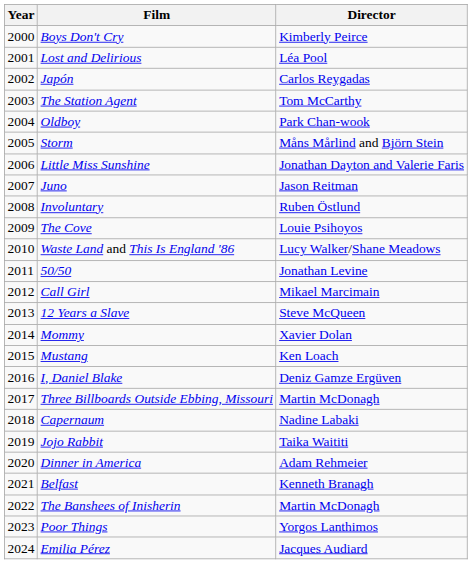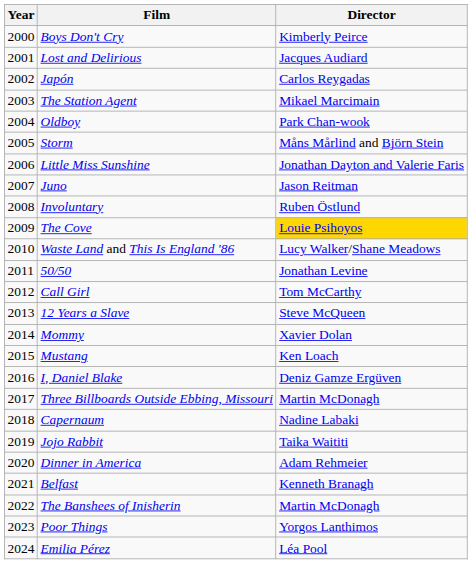(303, 57) Léa Pool -> (323, 57) Jacques Audiard
(320, 100) Tom McCarthy -> (329, 100) Mikael Marcimain
(321, 228) no background -> (321, 228) gold background
(329, 292) Mikael Marcimain -> (320, 292) Tom McCarthy
(323, 548) Jacques Audiard -> (303, 548) Léa Pool
